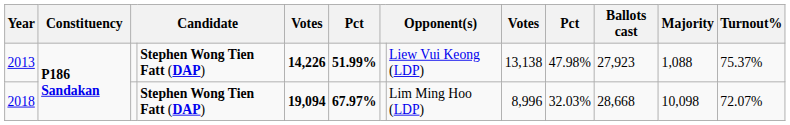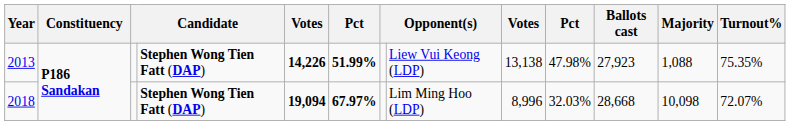(741, 62) 75.37% -> (741, 62) 75.35%
